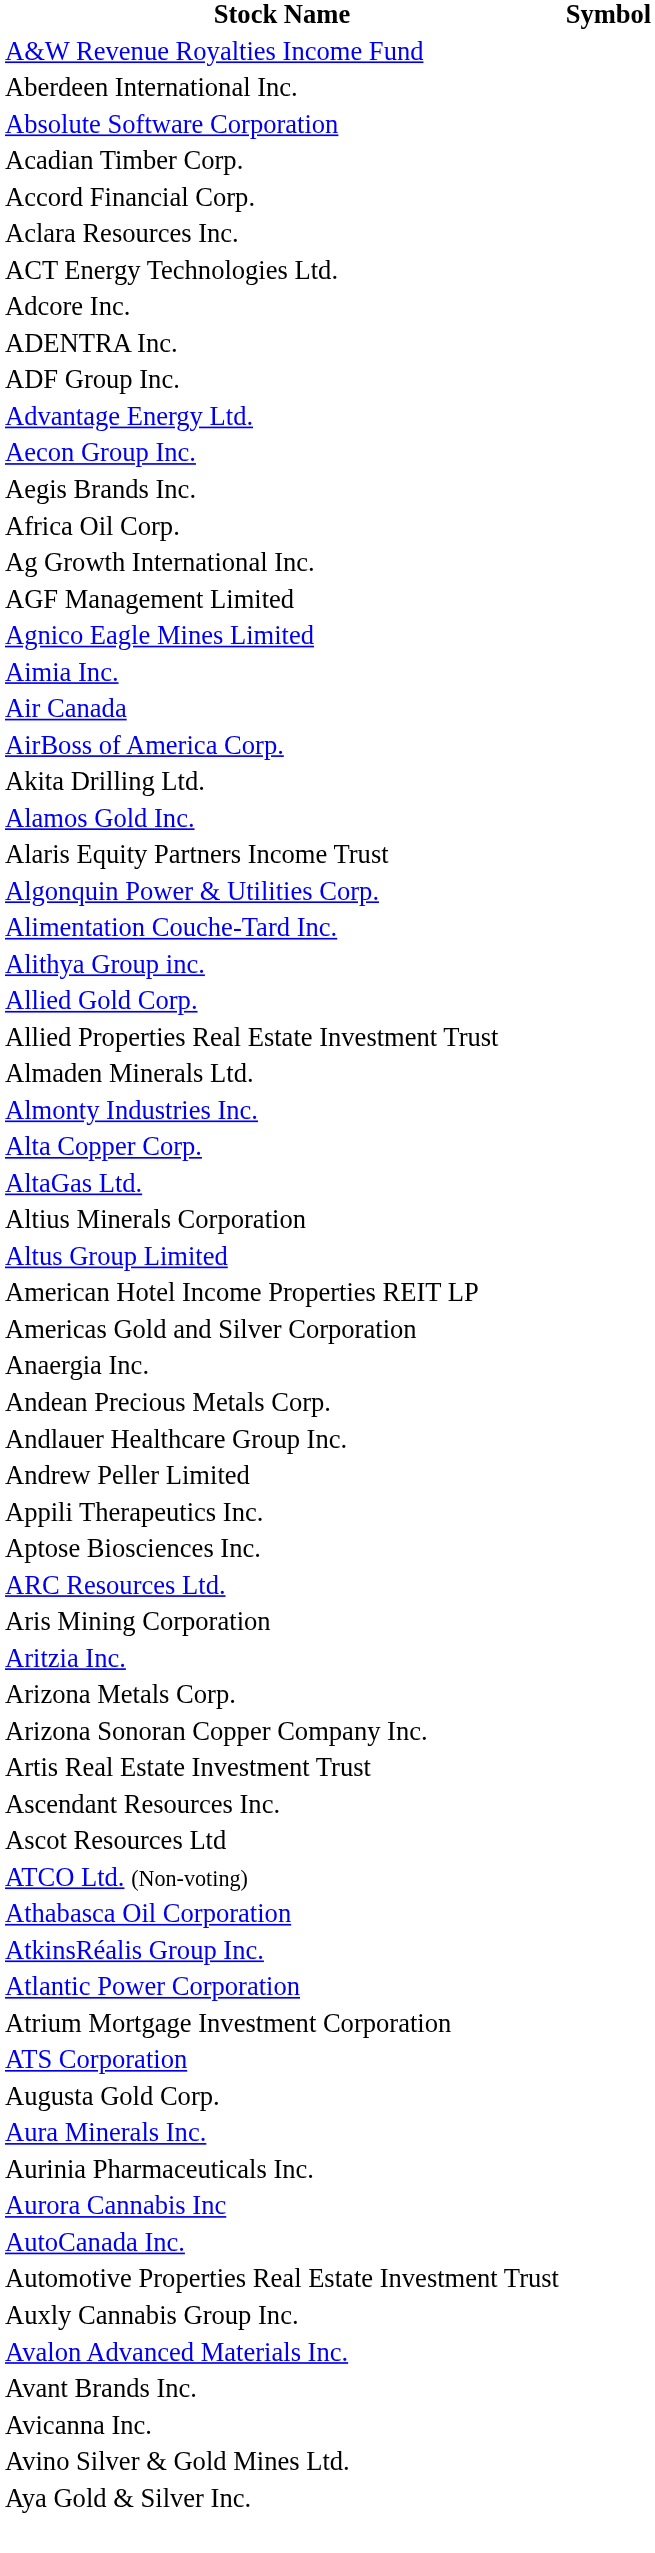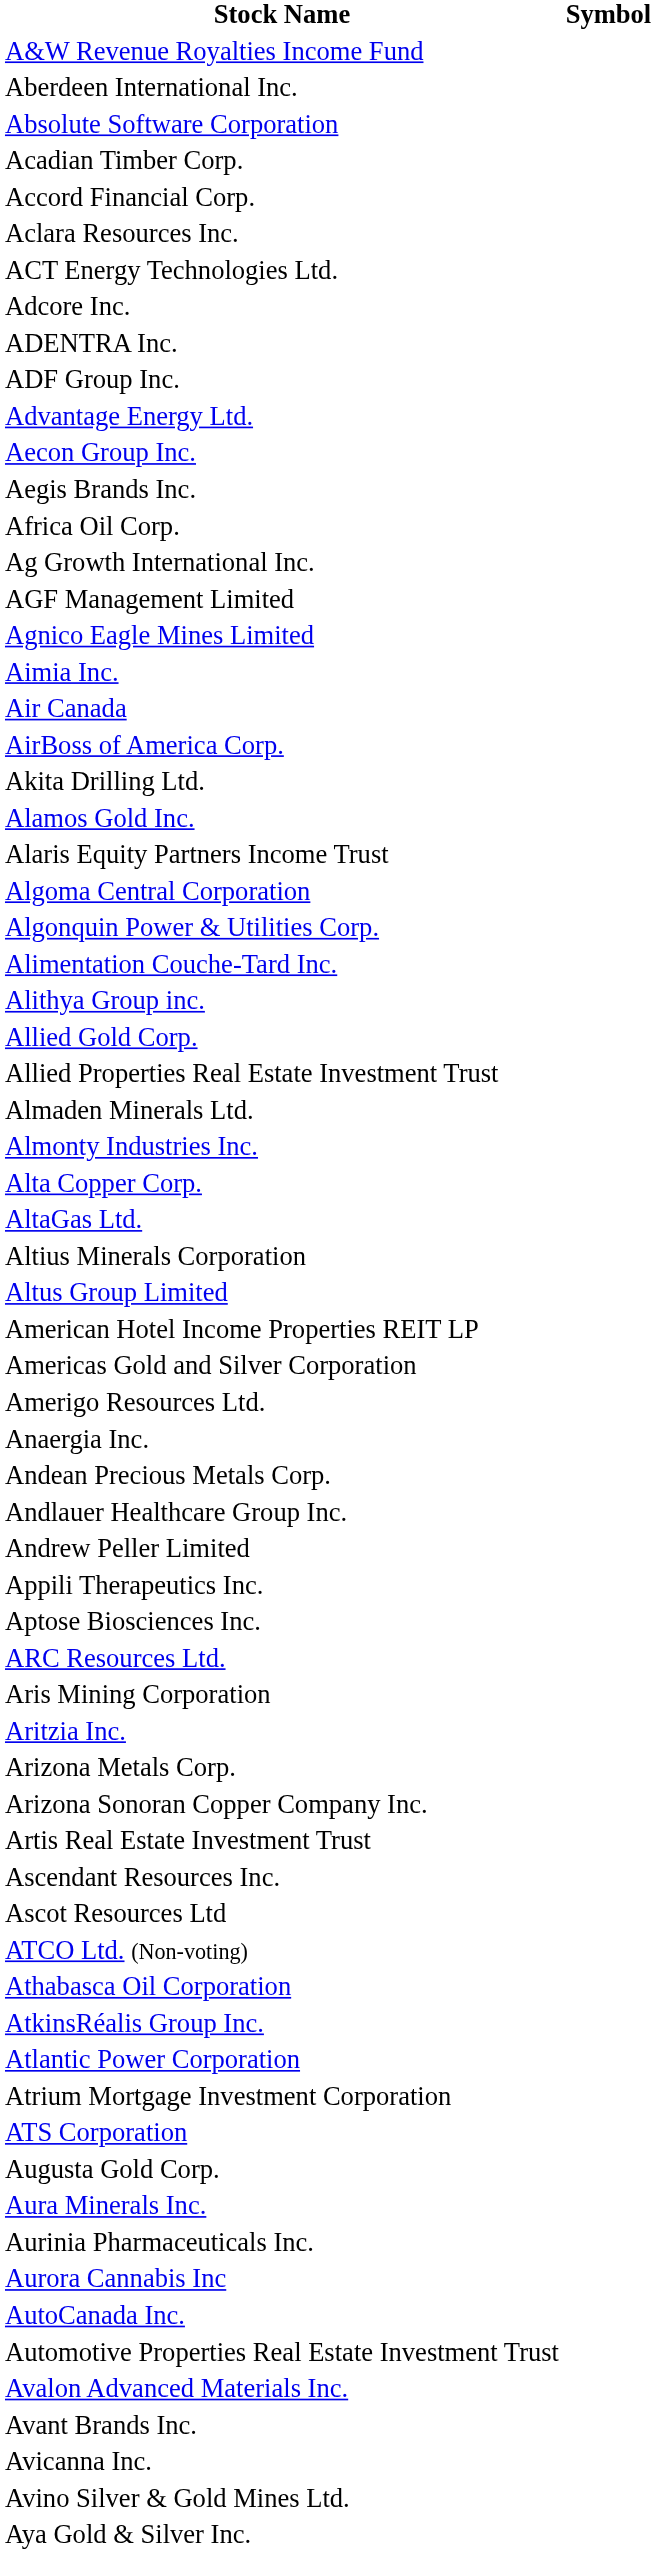+ row: (158, 891)
+ row: (135, 1402)
- row: (152, 2315)
